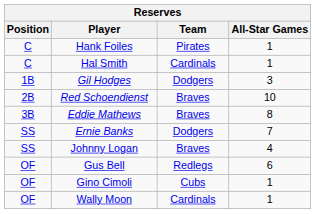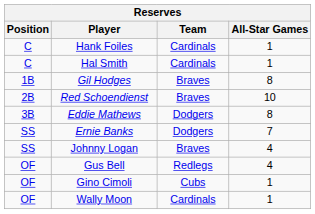(193, 47) Pirates -> (193, 47) Cardinals
(193, 81) Dodgers -> (193, 81) Braves
(270, 81) 3 -> (270, 81) 8
(193, 115) Braves -> (193, 115) Dodgers
(270, 166) 6 -> (270, 166) 4
